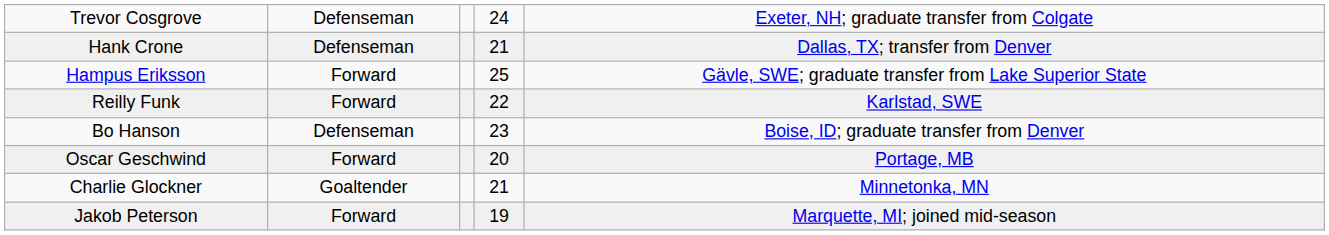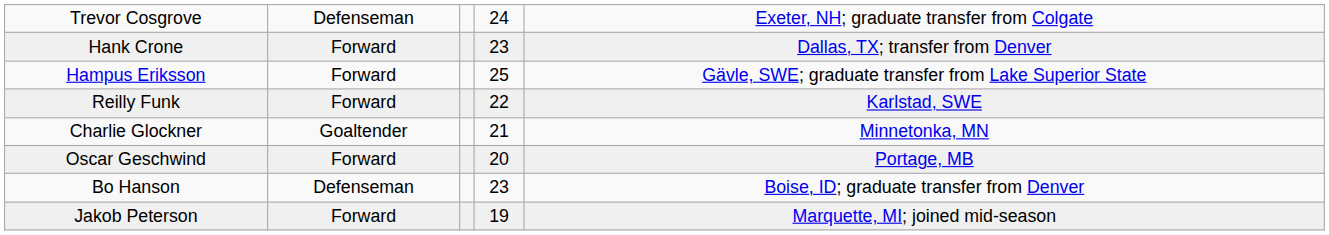(364, 46) Defenseman -> (364, 46) Forward
(499, 46) 21 -> (499, 46) 23
rows swapped: (136, 187) <-> (136, 131)
